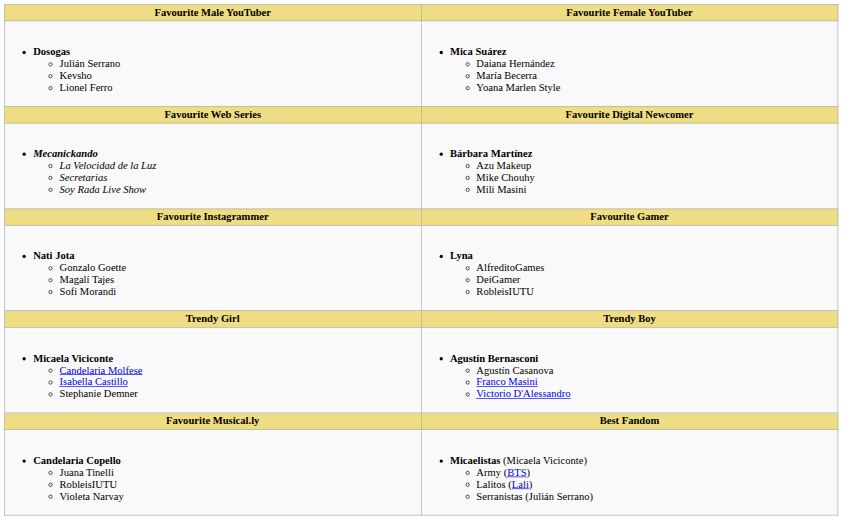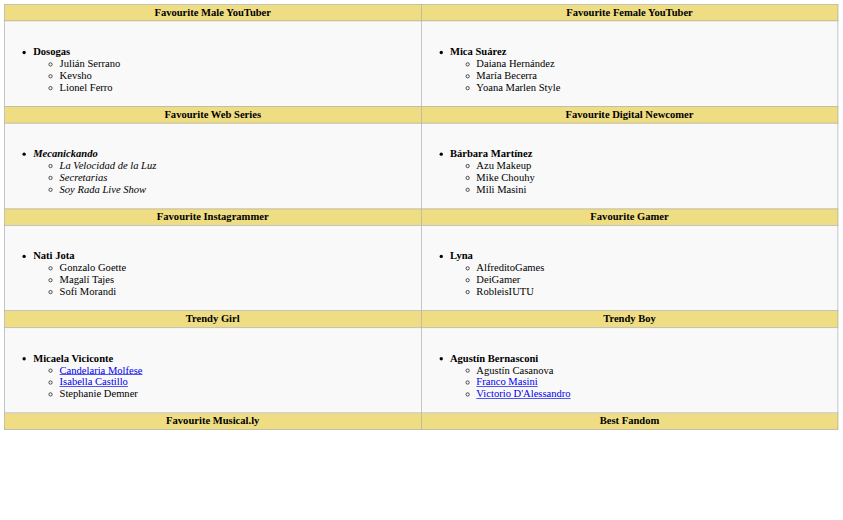- row: (213, 478)
